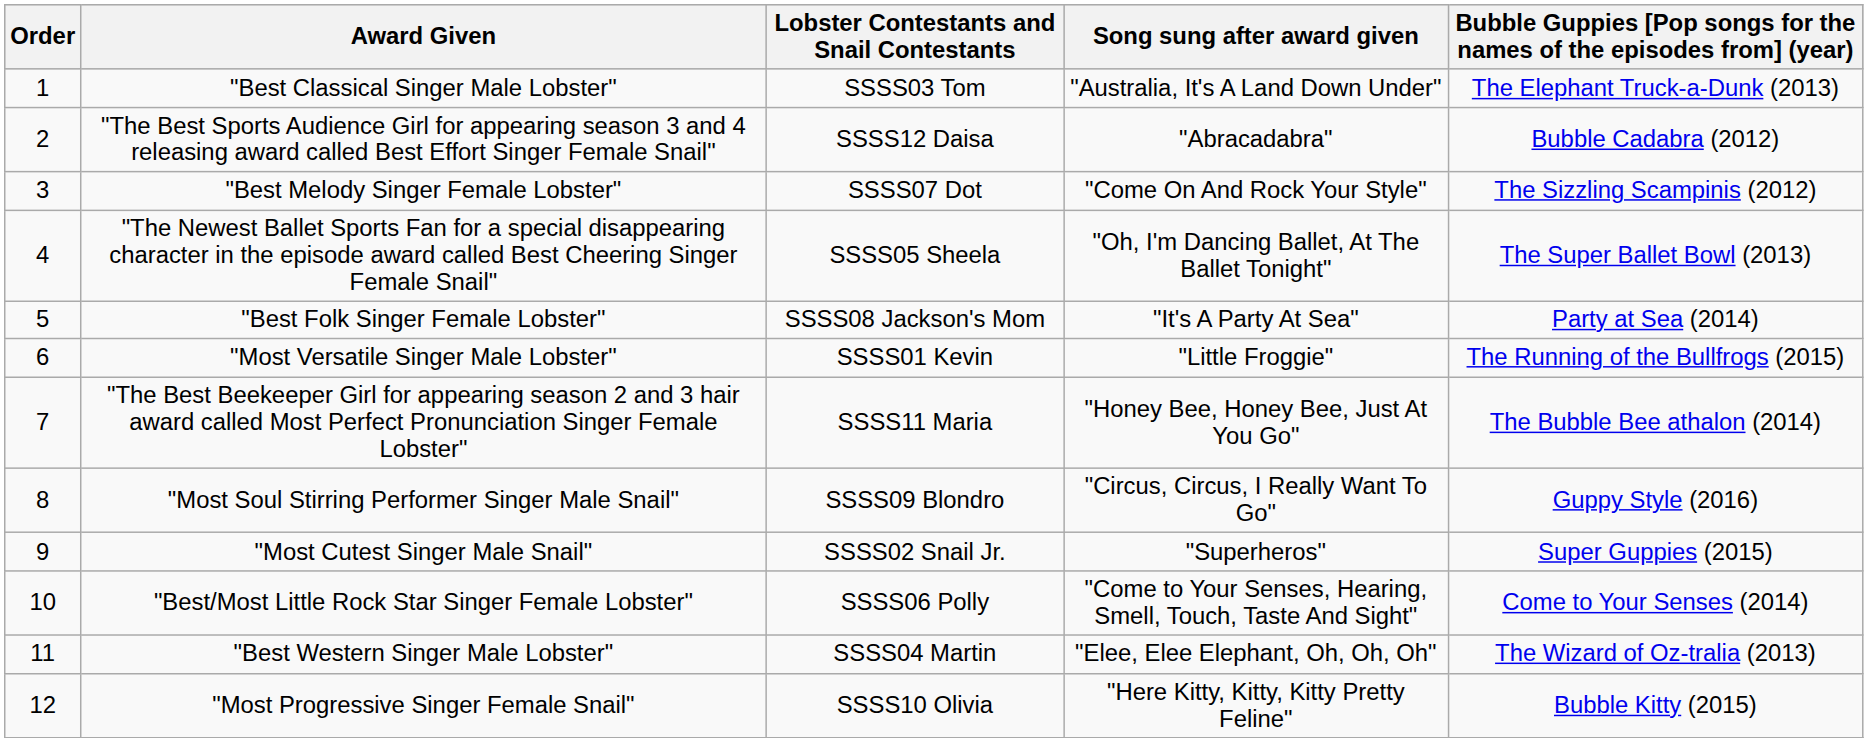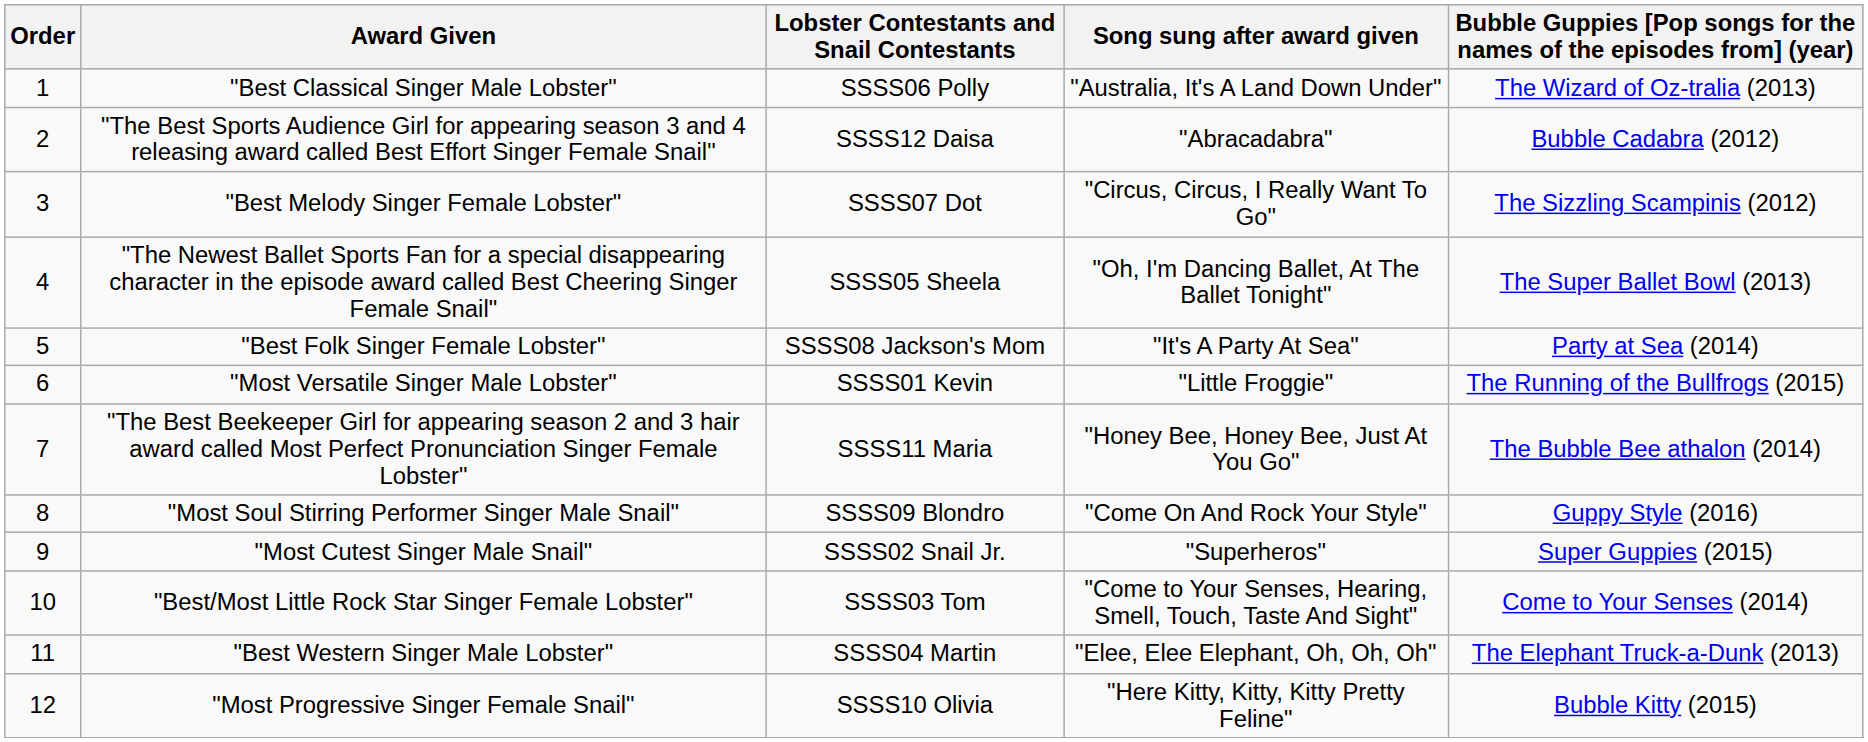(915, 88) SSSS03 Tom -> (915, 88) SSSS06 Polly
(1655, 88) The Elephant Truck-a-Dunk (2013) -> (1655, 88) The Wizard of Oz-tralia (2013)
(1256, 190) "Come On And Rock Your Style" -> (1256, 203) "Circus, Circus, I Really Want To Go"
(1256, 500) "Circus, Circus, I Really Want To Go" -> (1256, 513) "Come On And Rock Your Style"
(915, 602) SSSS06 Polly -> (915, 602) SSSS03 Tom
(1655, 653) The Wizard of Oz-tralia (2013) -> (1655, 653) The Elephant Truck-a-Dunk (2013)
